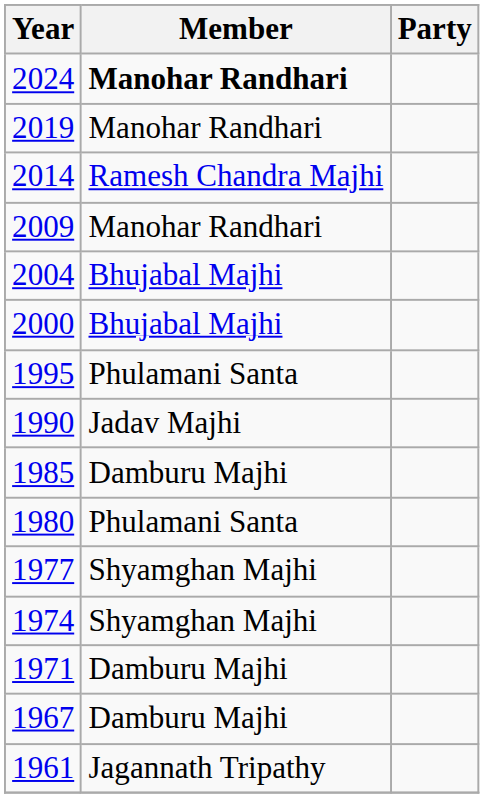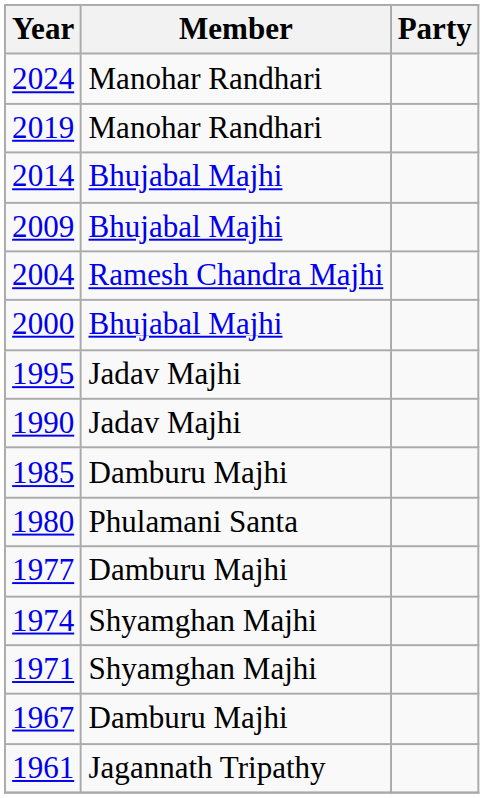(218, 78) bold -> (205, 78) normal
(236, 176) Ramesh Chandra Majhi -> (185, 176) Bhujabal Majhi
(205, 226) Manohar Randhari -> (185, 226) Bhujabal Majhi
(185, 275) Bhujabal Majhi -> (236, 275) Ramesh Chandra Majhi
(193, 373) Phulamani Santa -> (165, 373) Jadav Majhi
(203, 570) Shyamghan Majhi -> (188, 570) Damburu Majhi
(188, 669) Damburu Majhi -> (203, 669) Shyamghan Majhi
